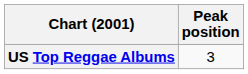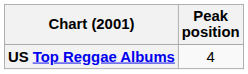(211, 56) 3 -> (211, 56) 4
